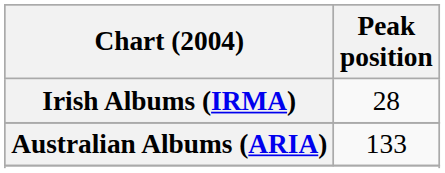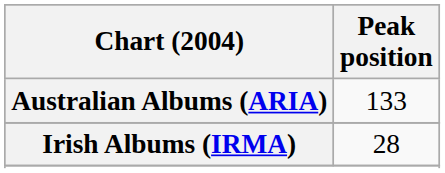rows swapped: (169, 143) <-> (169, 100)
